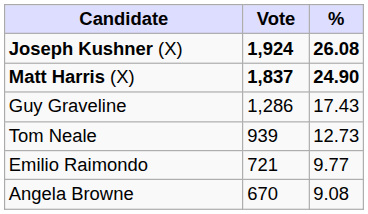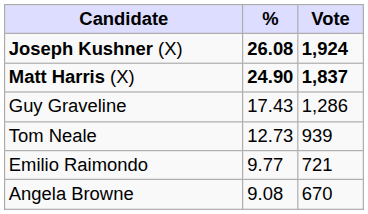columns swapped: (276, 19) <-> (336, 19)
